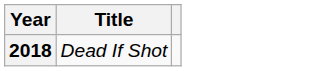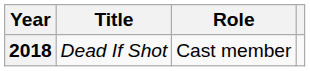+ column: (234, 19)
